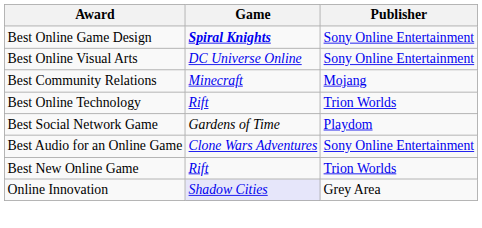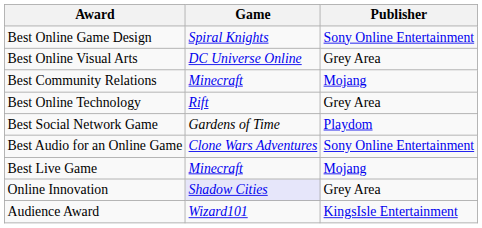(230, 37) bold -> (229, 37) normal
(399, 59) Sony Online Entertainment -> (352, 59) Grey Area
(360, 102) Trion Worlds -> (352, 102) Grey Area
- row: (73, 168)
+ row: (52, 168)
+ row: (53, 211)
